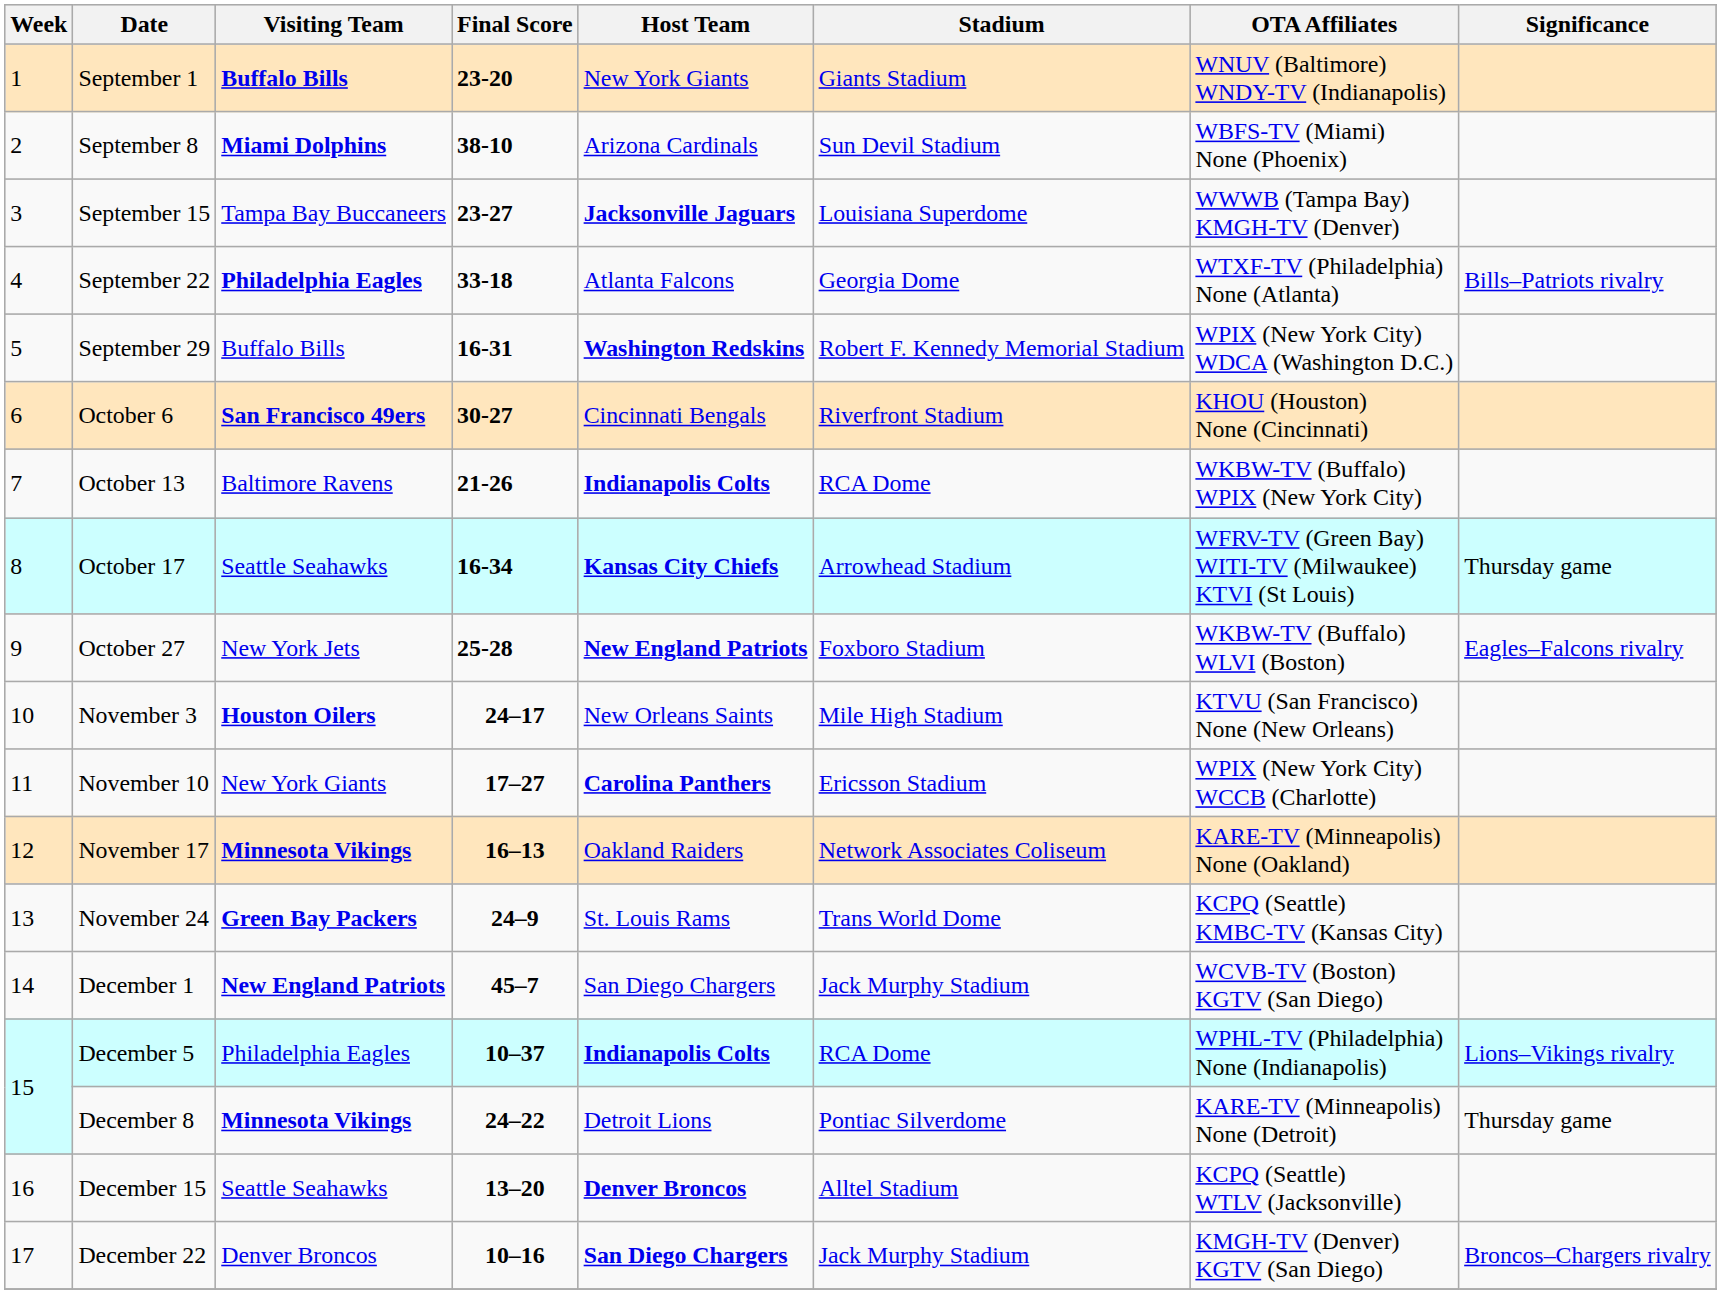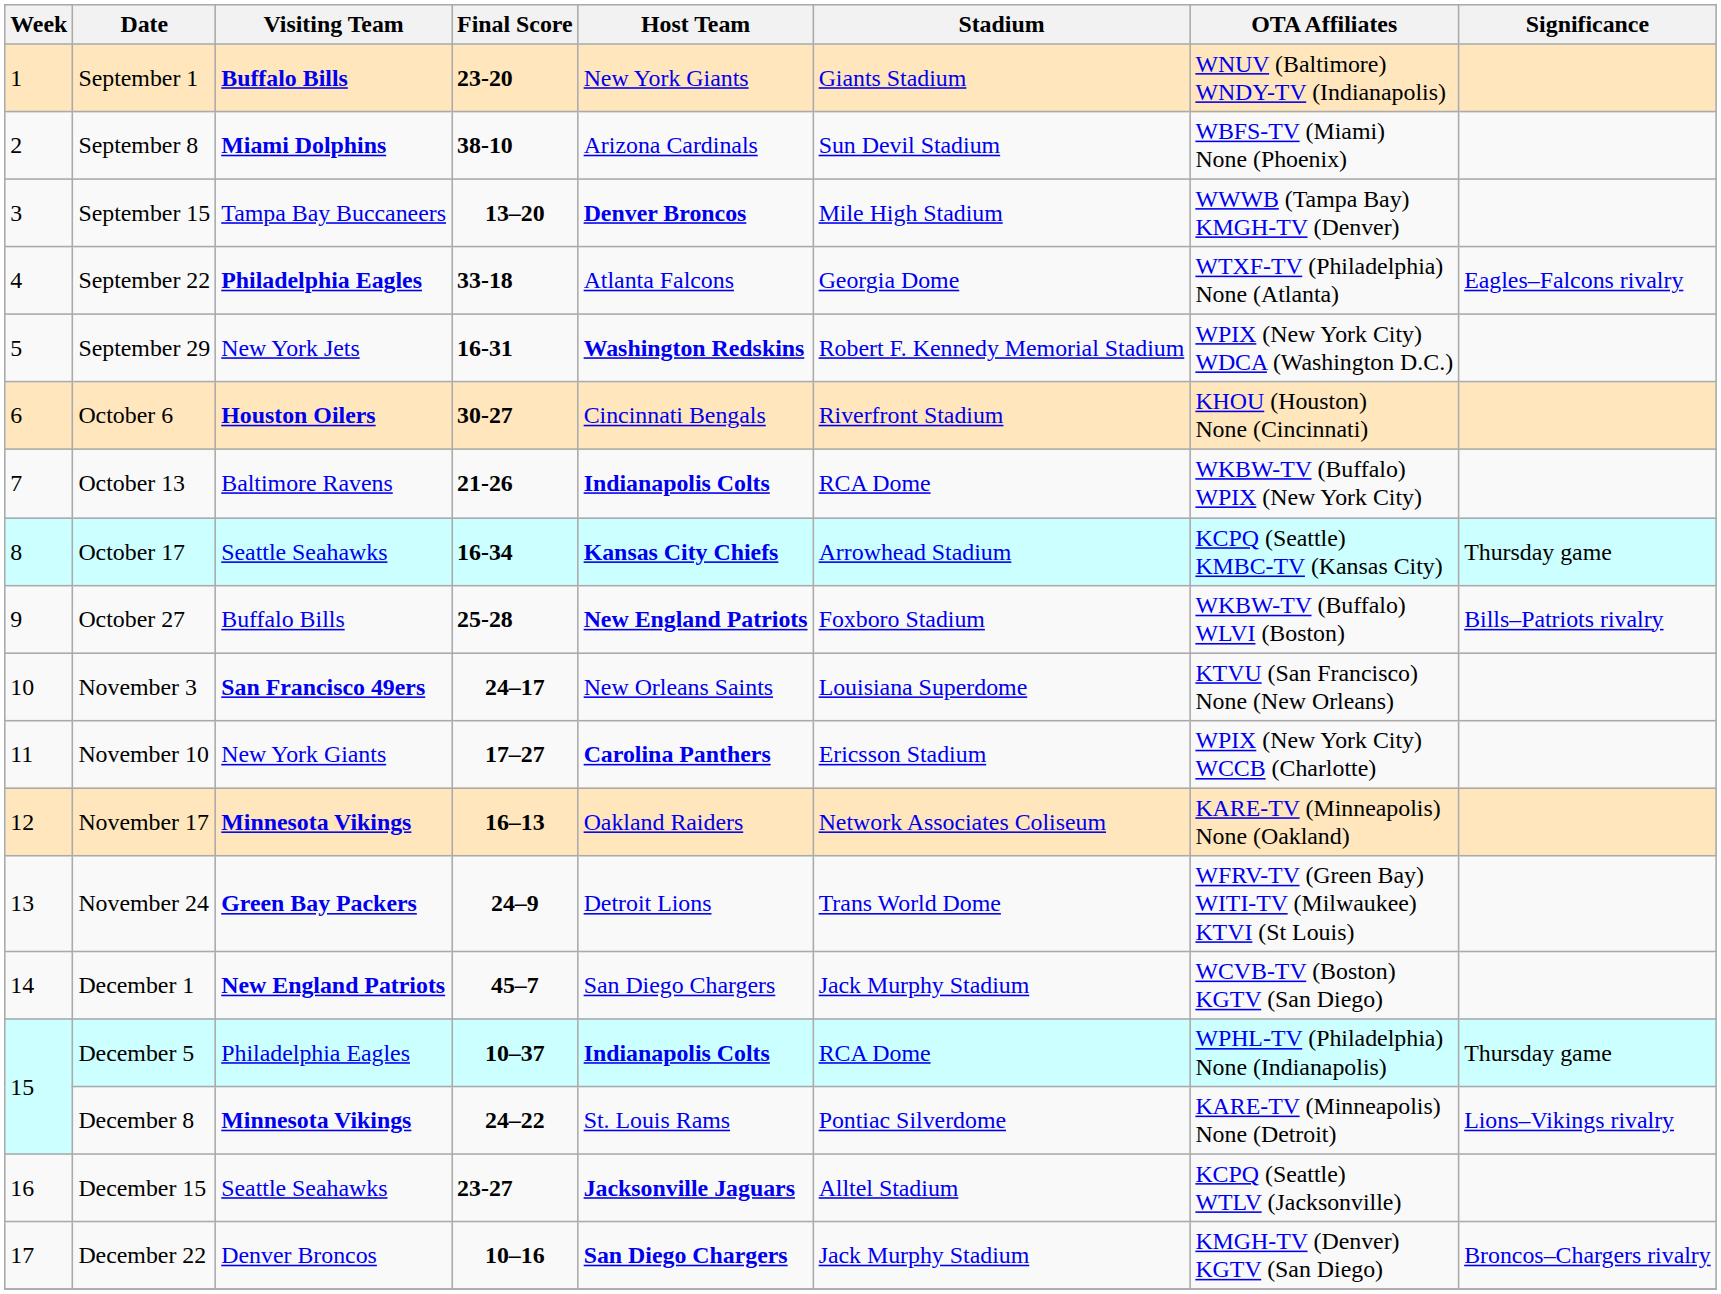(485, 213) 23-27 -> (515, 213) 13–20
(689, 213) Jacksonville Jaguars -> (665, 213) Denver Broncos
(923, 213) Louisiana Superdome -> (911, 213) Mile High Stadium
(1564, 280) Bills–Patriots rivalry -> (1574, 280) Eagles–Falcons rivalry
(283, 348) Buffalo Bills -> (290, 348) New York Jets
(323, 415) San Francisco 49ers -> (298, 415) Houston Oilers
(1310, 565) WFRV-TV (Green Bay) WITI-TV (Milwaukee) KTVI (St Louis) -> (1319, 551) KCPQ (Seattle) KMBC-TV (Kansas City)
(290, 646) New York Jets -> (283, 618) Buffalo Bills
(1574, 646) Eagles–Falcons rivalry -> (1564, 618) Bills–Patriots rivalry
(298, 714) Houston Oilers -> (323, 686) San Francisco 49ers
(911, 714) Mile High Stadium -> (923, 686) Louisiana Superdome
(657, 917) St. Louis Rams -> (648, 903) Detroit Lions
(1319, 917) KCPQ (Seattle) KMBC-TV (Kansas City) -> (1310, 903) WFRV-TV (Green Bay) WITI-TV (Milwaukee) KTVI (St Louis)
(1569, 1052) Lions–Vikings rivalry -> (1538, 1052) Thursday game
(648, 1120) Detroit Lions -> (657, 1120) St. Louis Rams
(1538, 1120) Thursday game -> (1569, 1120) Lions–Vikings rivalry
(515, 1187) 13–20 -> (485, 1187) 23-27
(665, 1187) Denver Broncos -> (689, 1187) Jacksonville Jaguars
